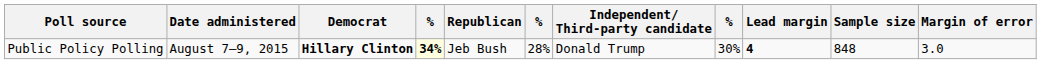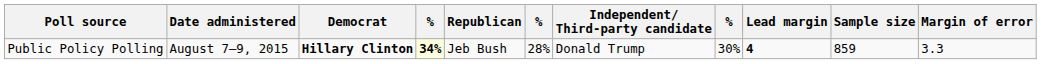(845, 49) 848 -> (845, 49) 859
(932, 49) 3.0 -> (932, 49) 3.3
